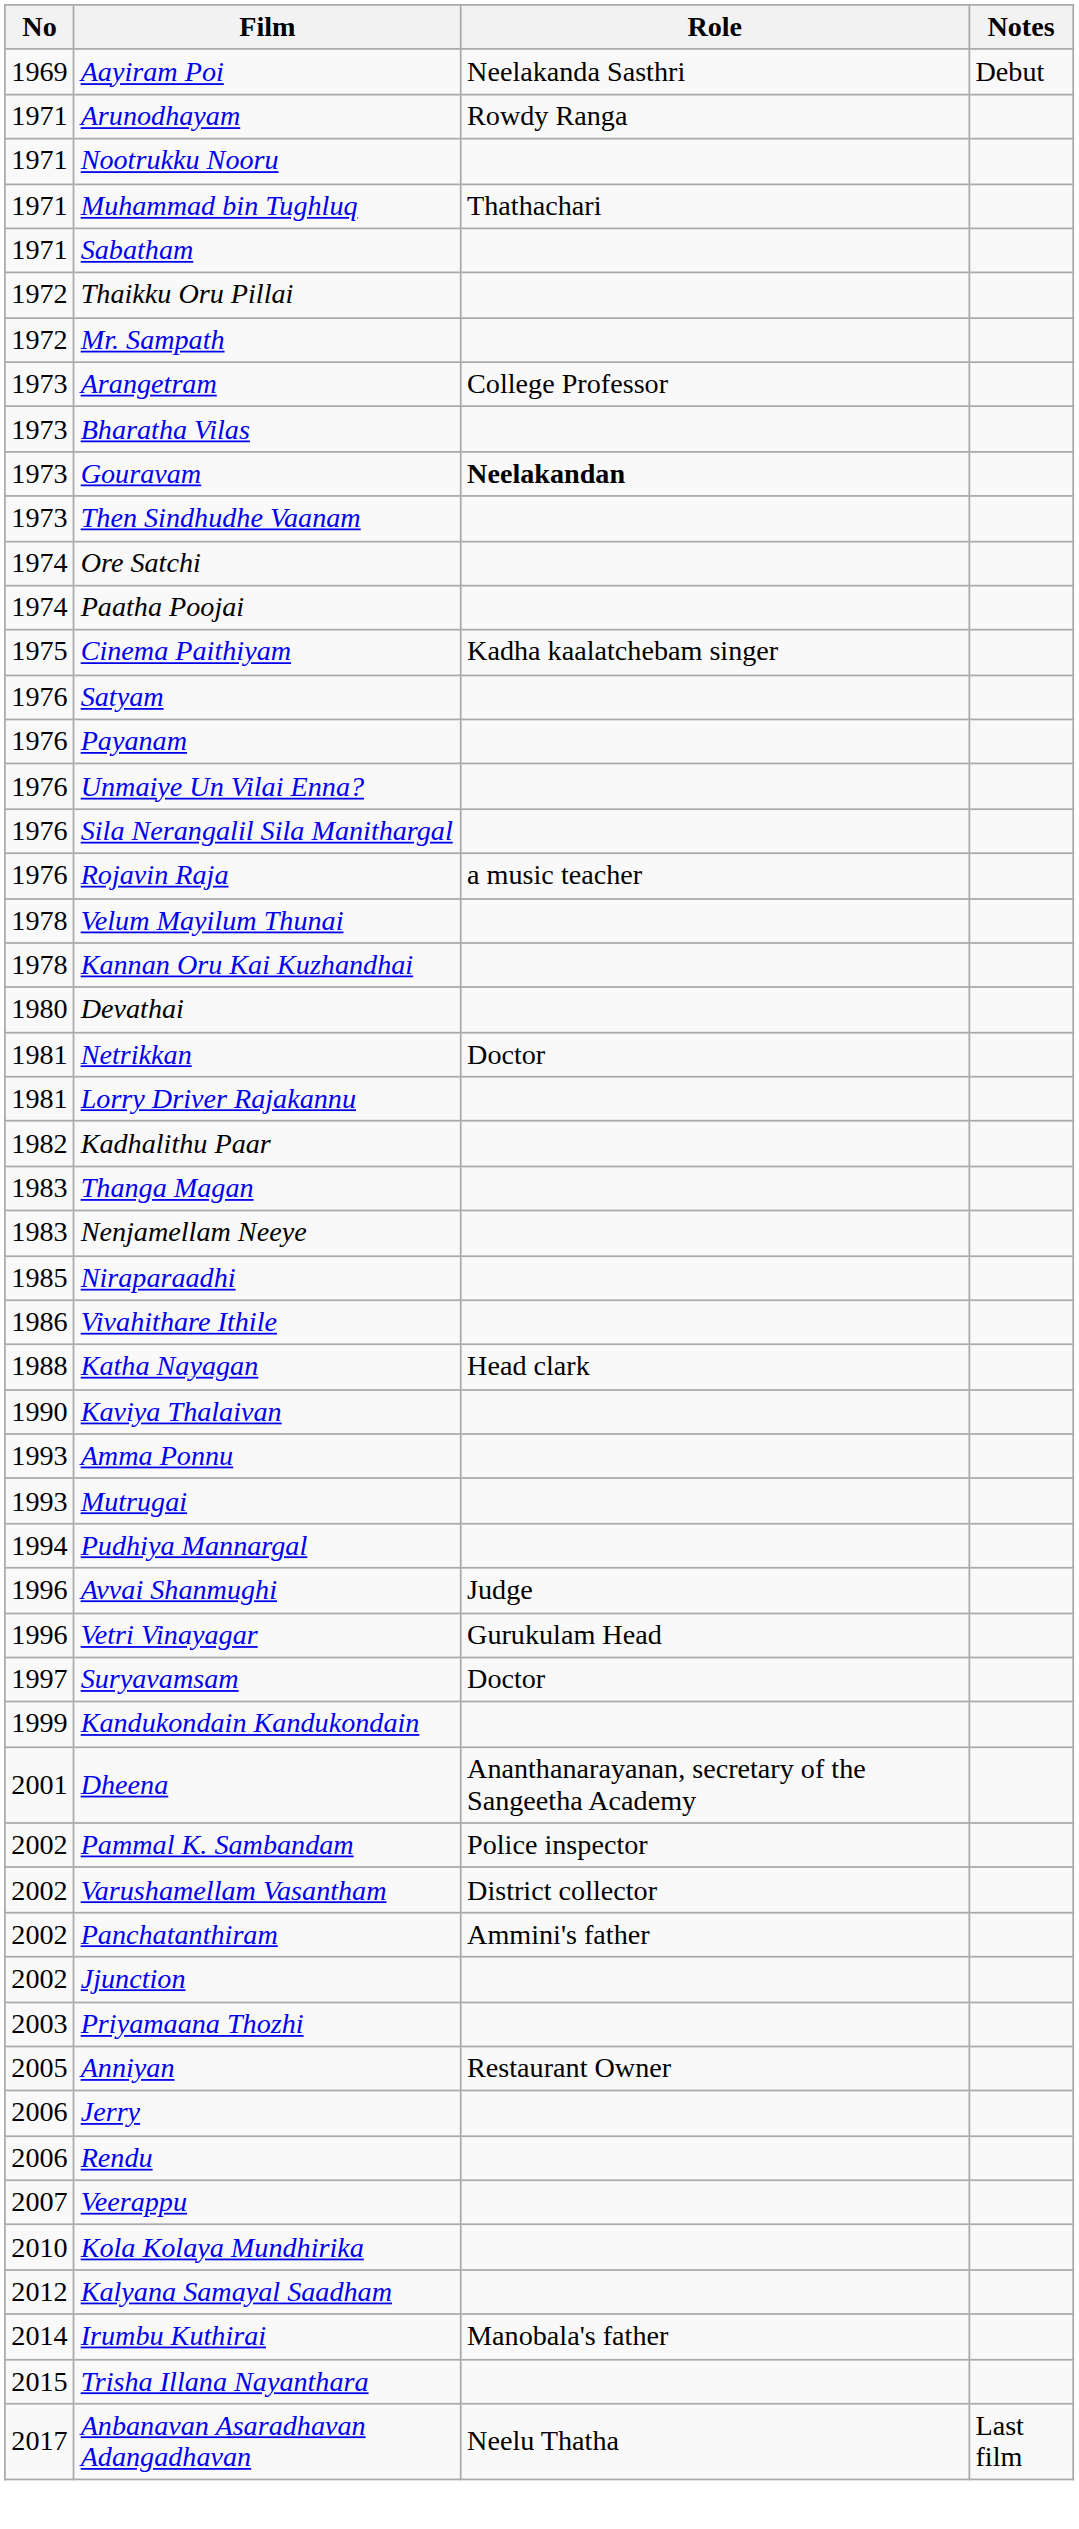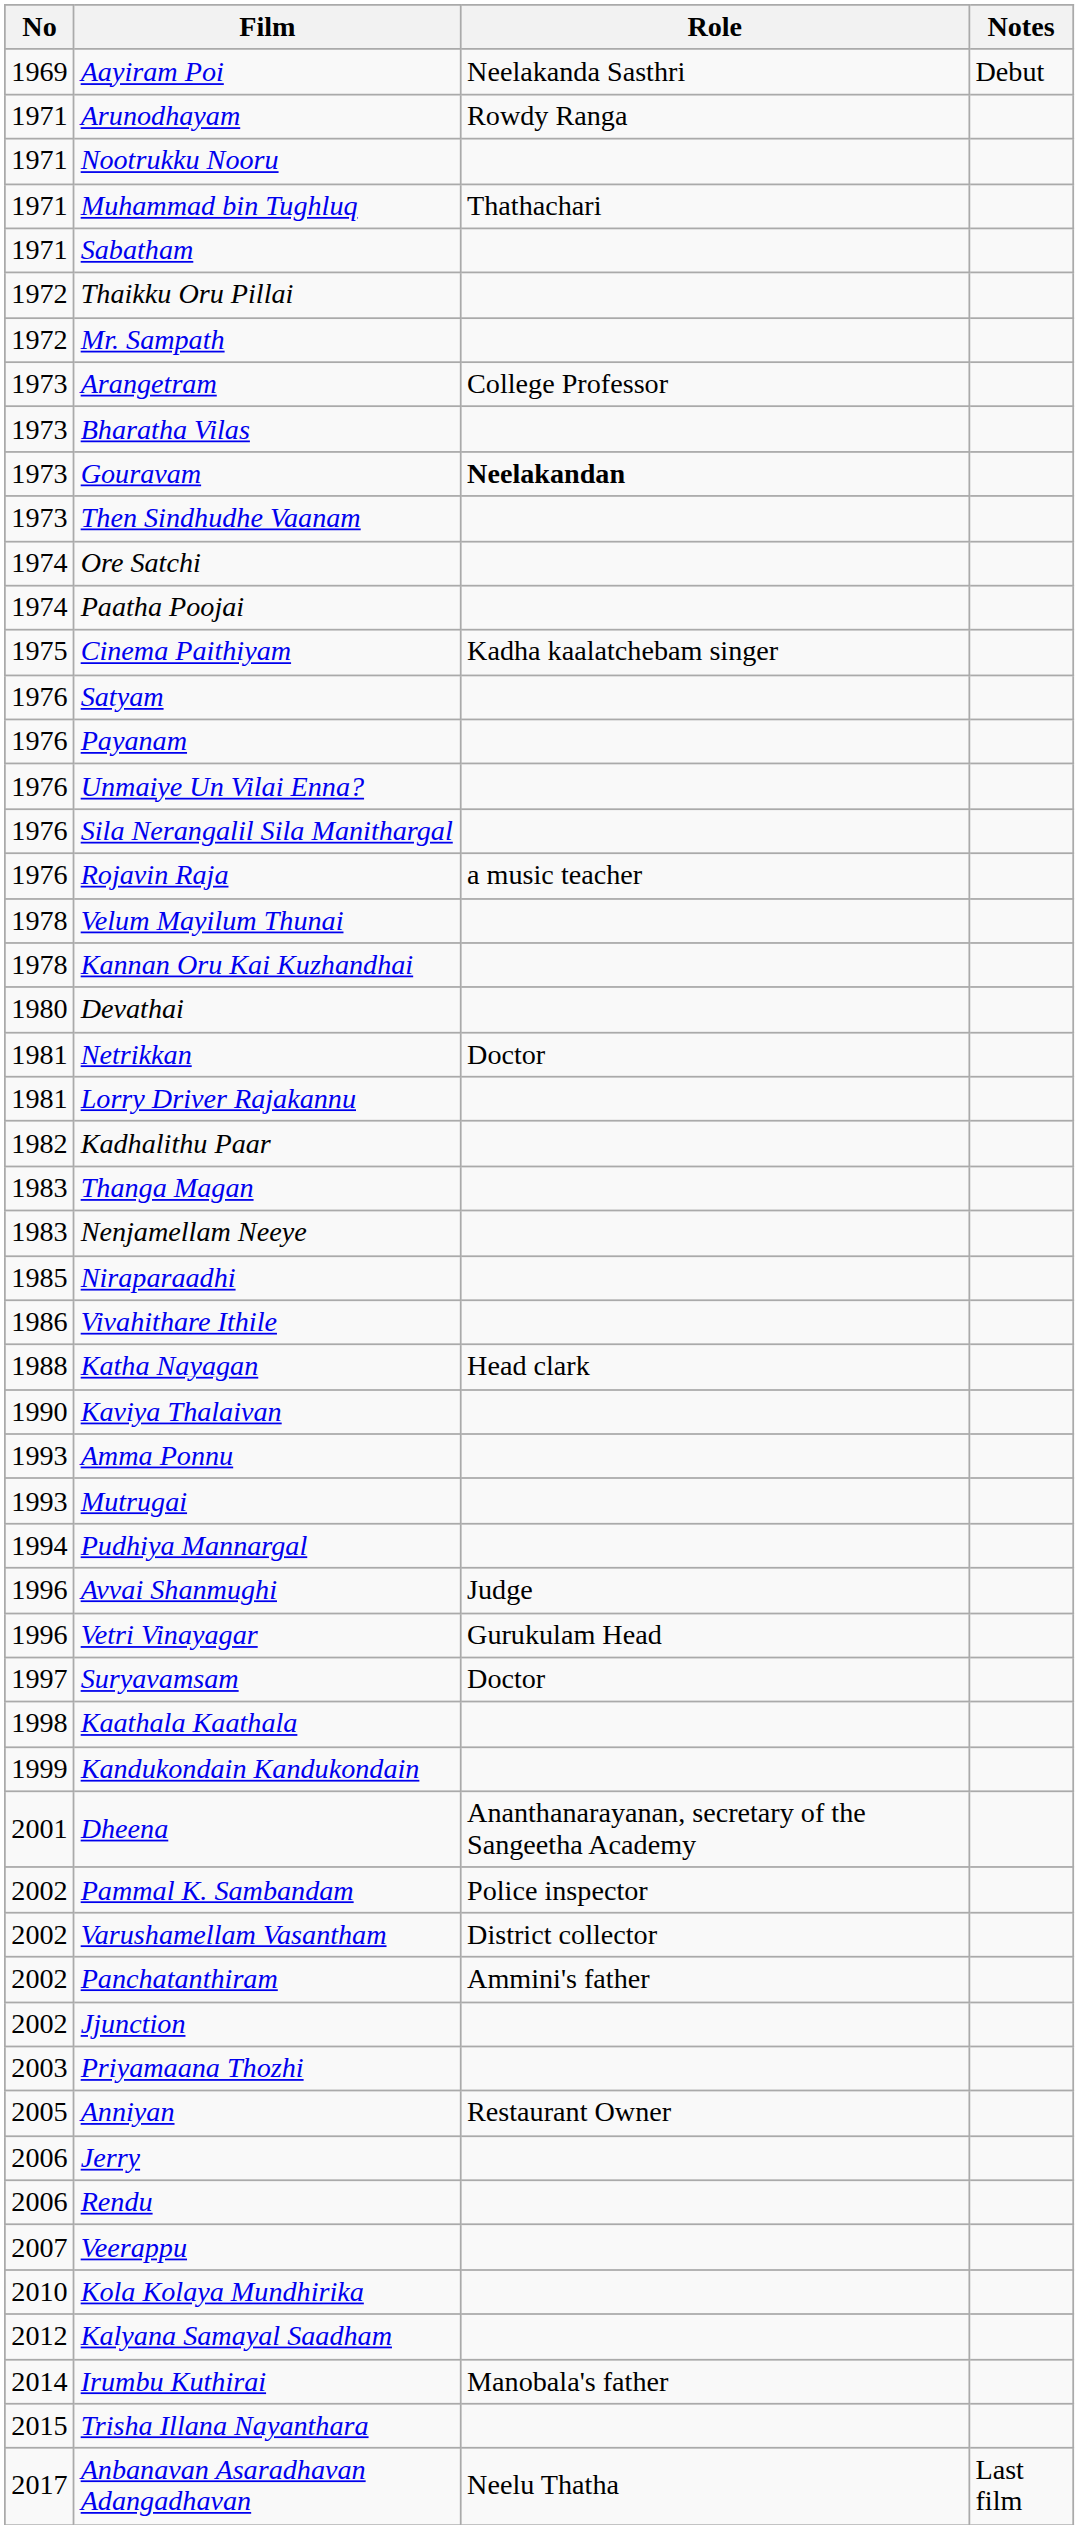+ row: (189, 1723)
